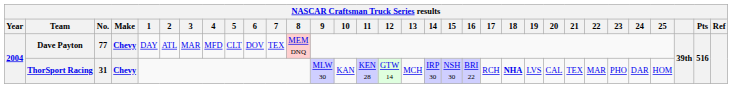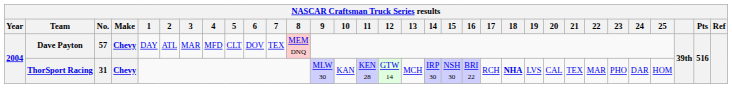(103, 46) 77 -> (103, 46) 57
